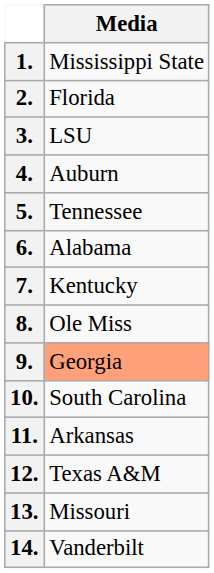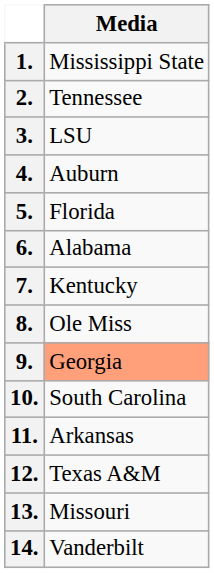(82, 98) Florida -> (96, 98) Tennessee
(96, 211) Tennessee -> (82, 211) Florida
